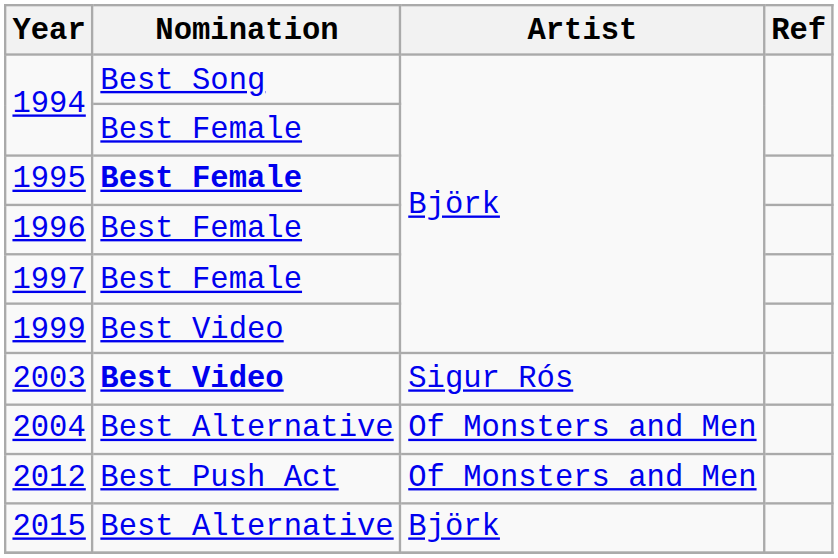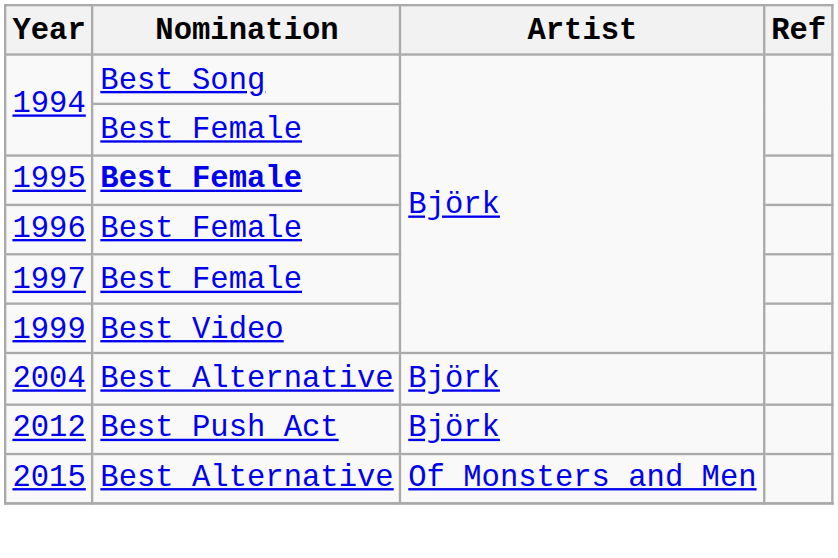- row: (49, 379)
(582, 428) Of Monsters and Men -> (454, 379) Björk
(582, 478) Of Monsters and Men -> (454, 428) Björk
(454, 528) Björk -> (582, 478) Of Monsters and Men
